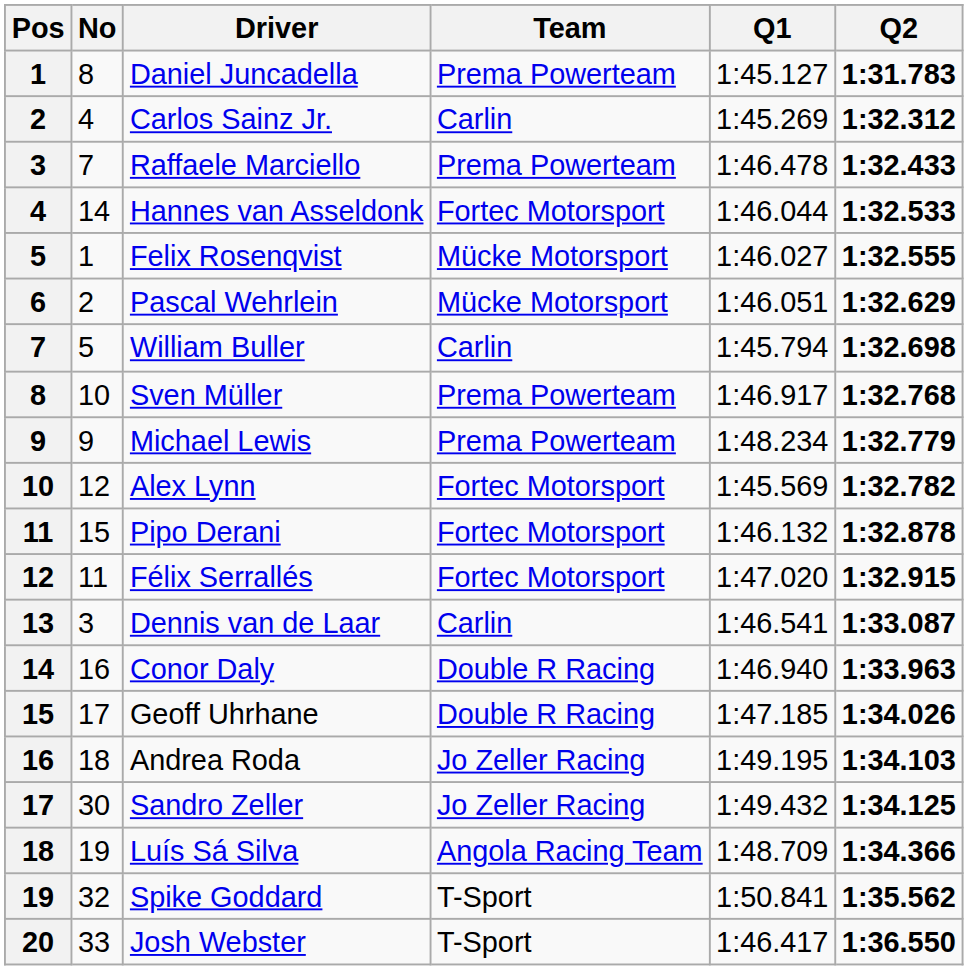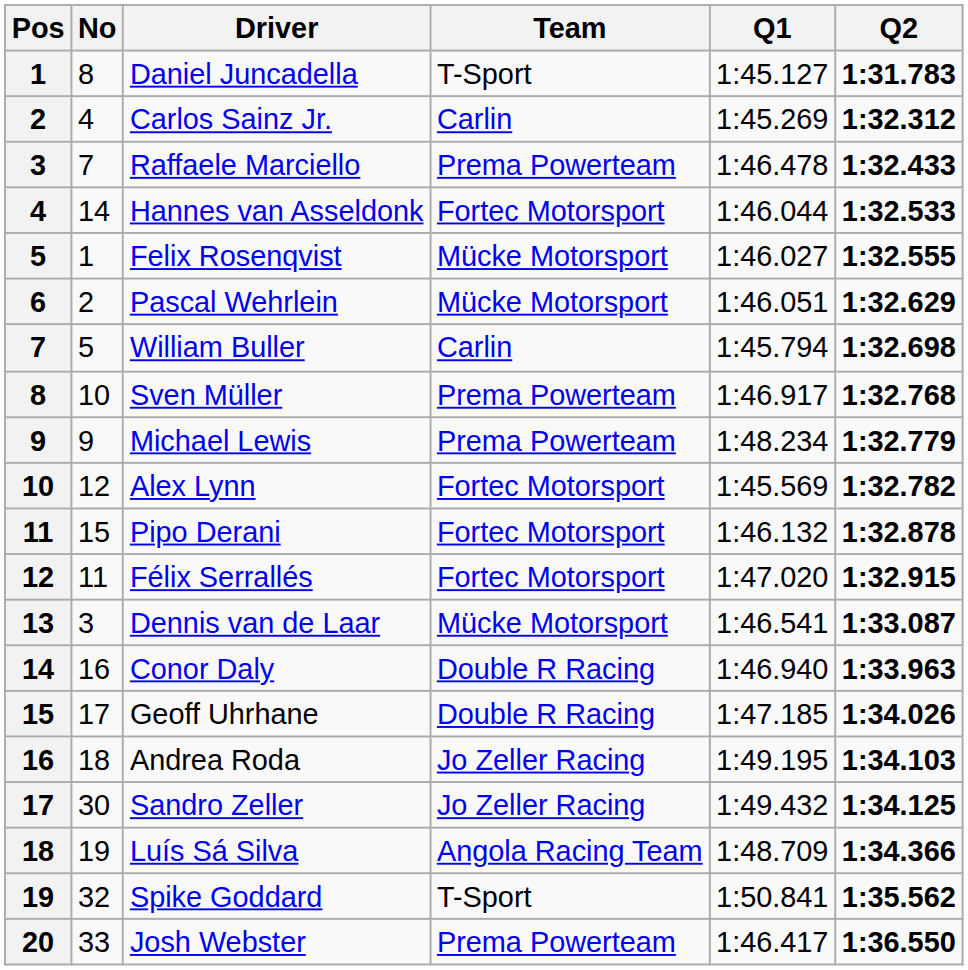(556, 74) Prema Powerteam -> (484, 74) T-Sport
(475, 622) Carlin -> (552, 622) Mücke Motorsport
(484, 942) T-Sport -> (556, 942) Prema Powerteam
